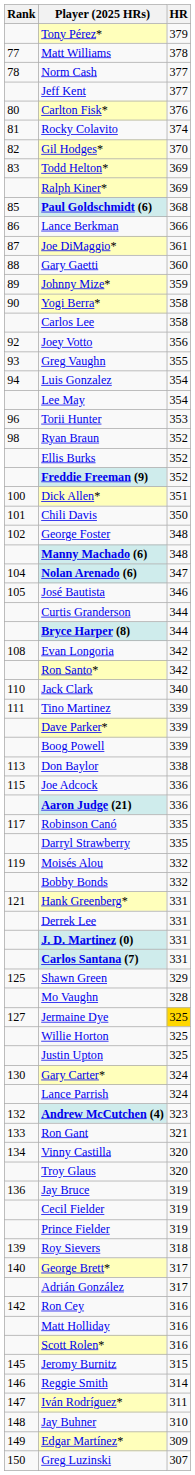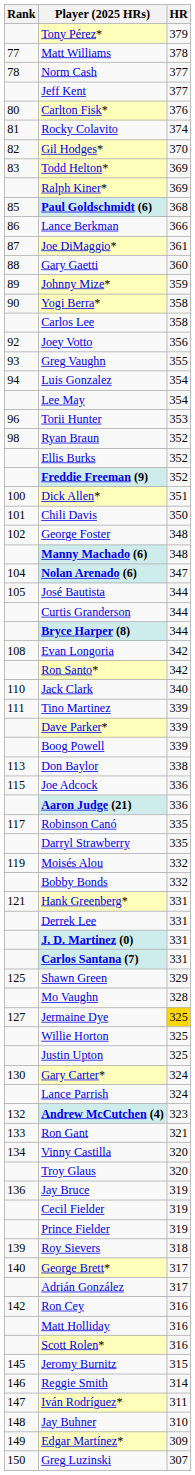(179, 592) 346 -> (179, 592) 344
